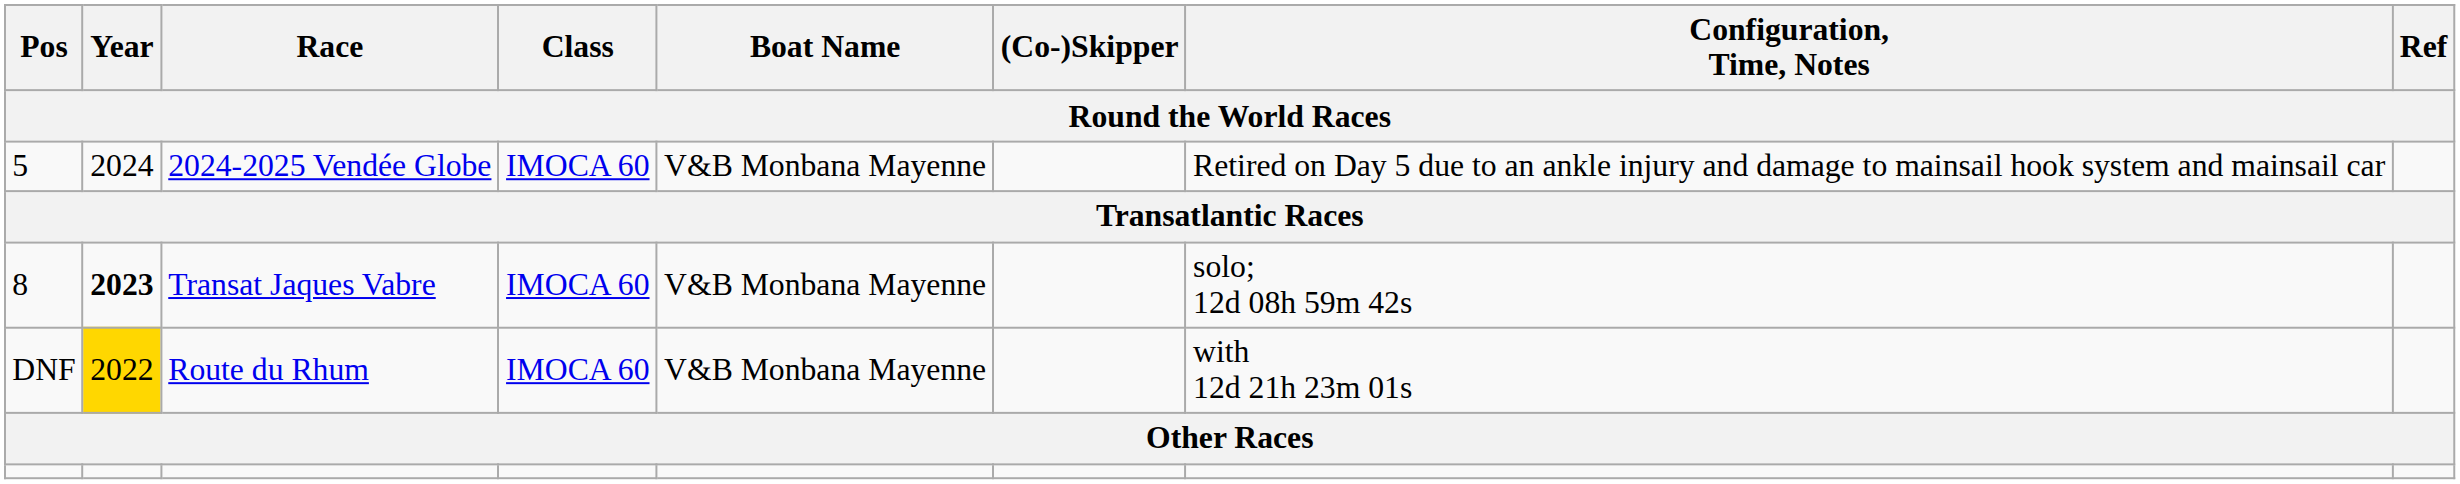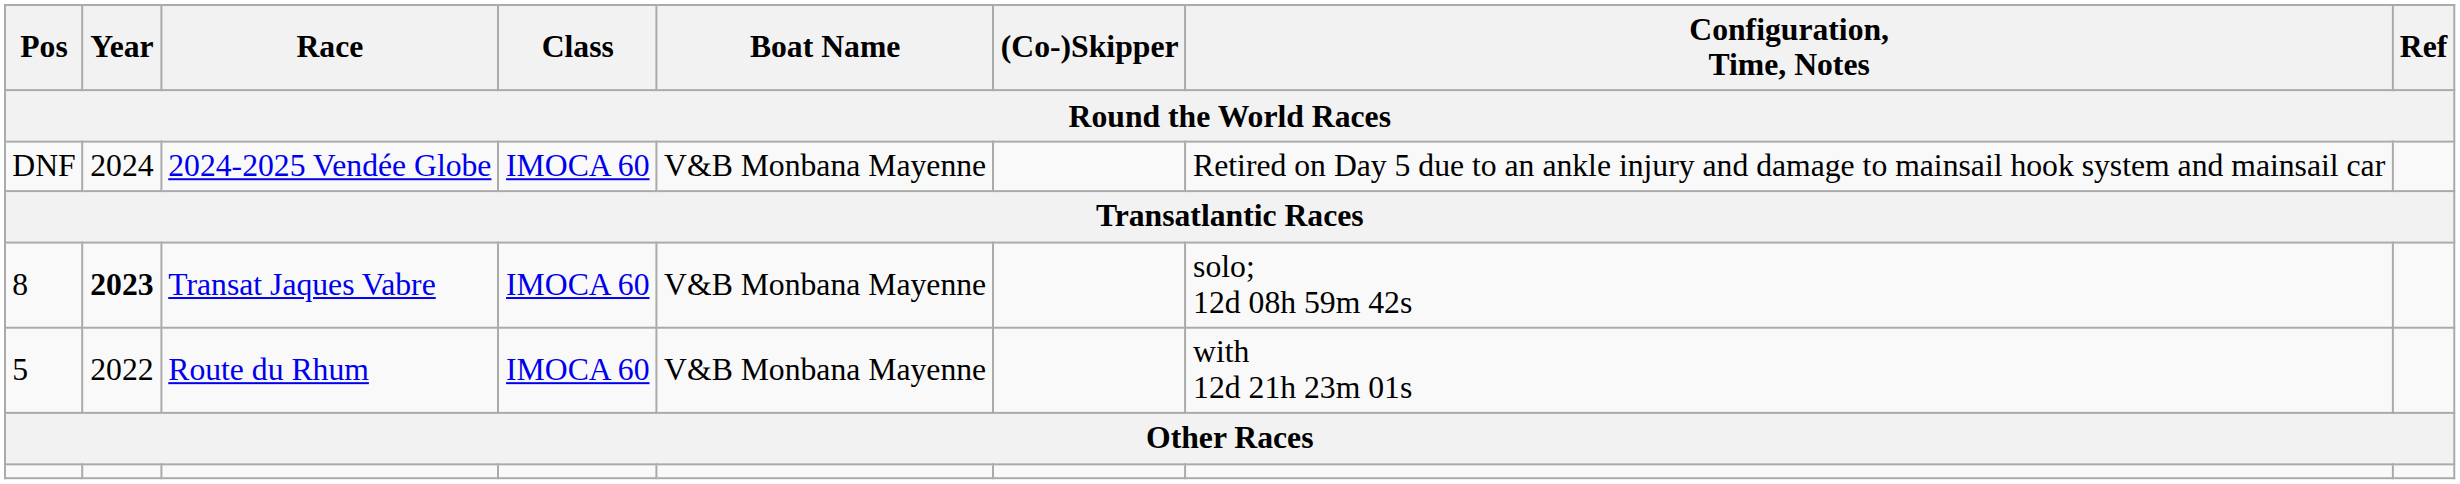(20, 165) 5 -> (44, 165) DNF
(44, 369) DNF -> (20, 369) 5
(122, 369) gold background -> (122, 369) no background
